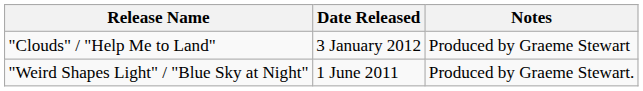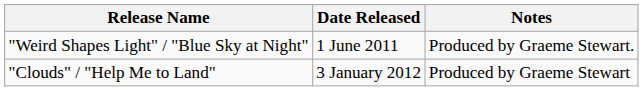rows swapped: (158, 72) <-> (112, 45)
